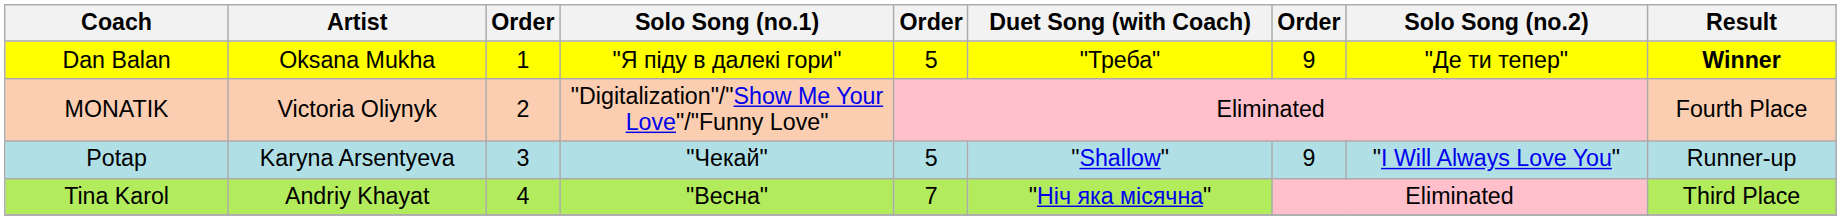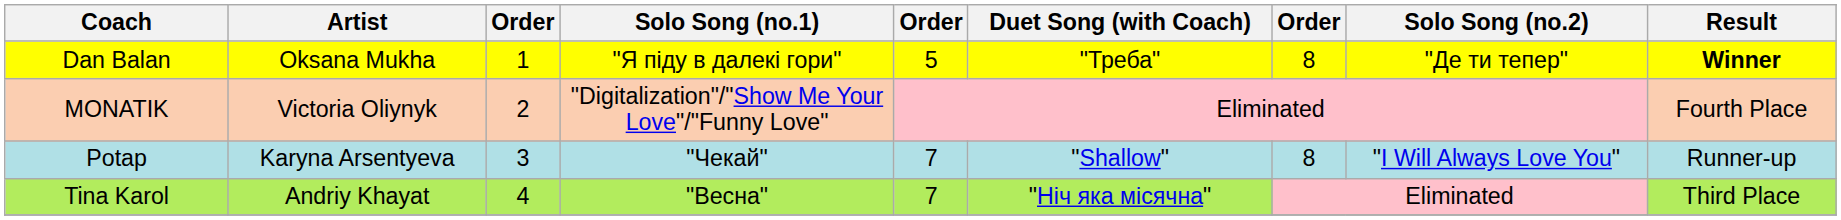(1309, 59) 9 -> (1309, 59) 8
(931, 159) 5 -> (931, 159) 7
(1309, 159) 9 -> (1309, 159) 8
